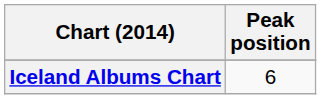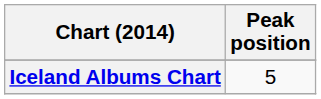(270, 76) 6 -> (270, 76) 5
